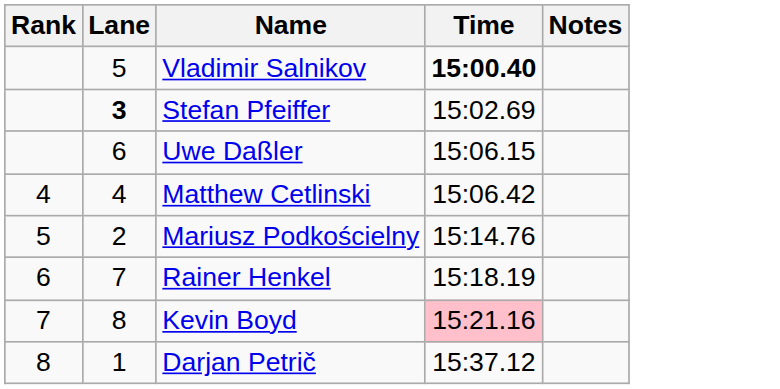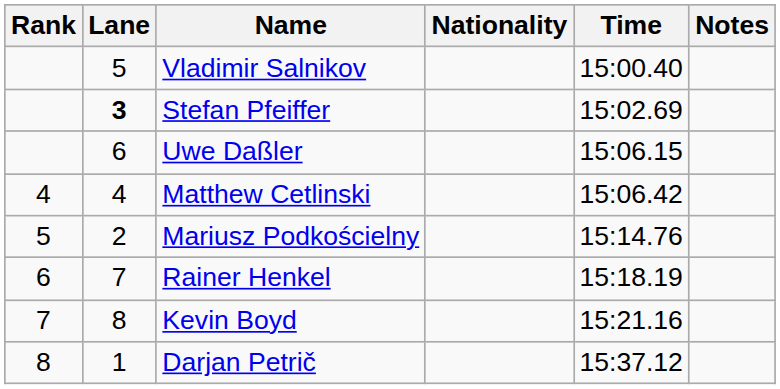+ column: (499, 25)
(484, 67) bold -> (631, 67) normal
(484, 320) pink background -> (631, 320) no background
